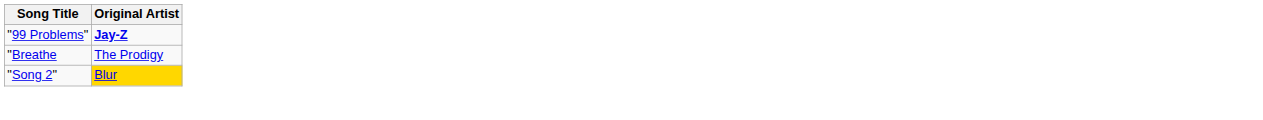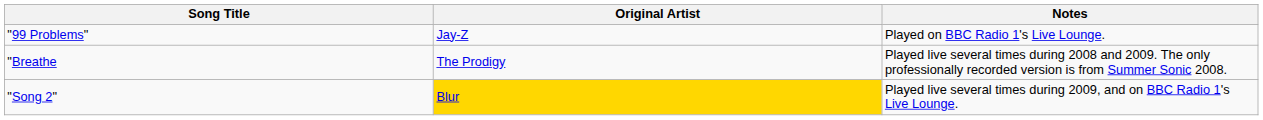+ column: (1070, 14)
(111, 34) bold -> (452, 34) normal
